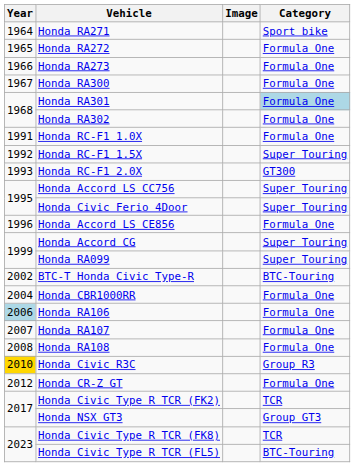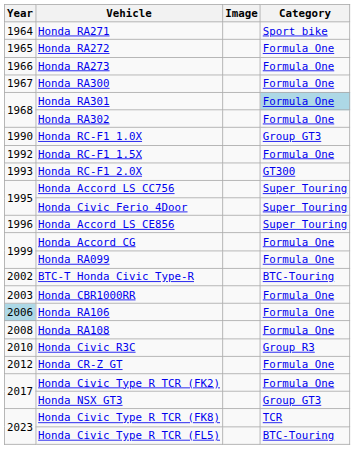(20, 136) 1991 -> (20, 136) 1990
(298, 136) Formula One -> (292, 136) Group GT3
(305, 154) Super Touring -> (298, 154) Formula One
(298, 224) Formula One -> (305, 224) Super Touring
(305, 242) Super Touring -> (298, 242) Formula One
(305, 259) Super Touring -> (298, 259) Formula One
(20, 295) 2004 -> (20, 295) 2003
- row: (74, 330)
(20, 365) gold background -> (20, 347) no background
(273, 400) TCR -> (298, 383) Formula One
